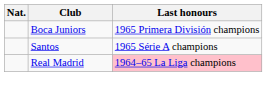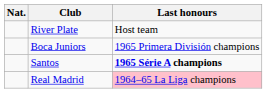+ row: (54, 29)
(166, 46) normal -> (168, 63) bold
